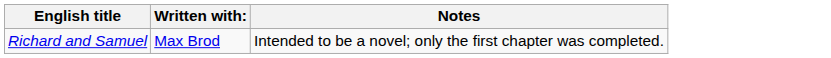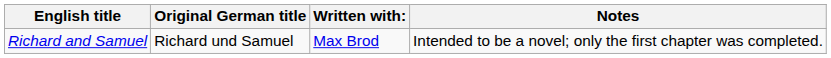+ column: (230, 16)
